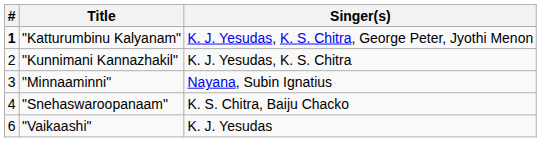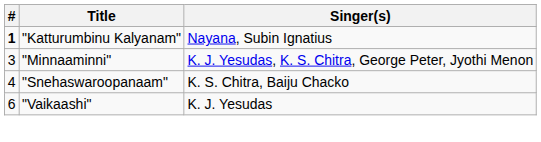(360, 38) K. J. Yesudas, K. S. Chitra, George Peter, Jyothi Menon -> (260, 38) Nayana, Subin Ignatius
- row: (100, 60)
(260, 82) Nayana, Subin Ignatius -> (360, 60) K. J. Yesudas, K. S. Chitra, George Peter, Jyothi Menon
